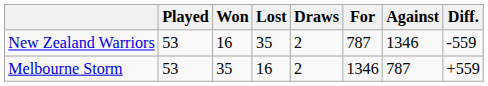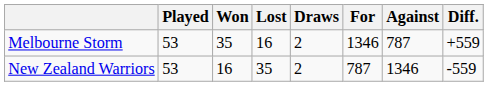rows swapped: (65, 68) <-> (81, 42)
